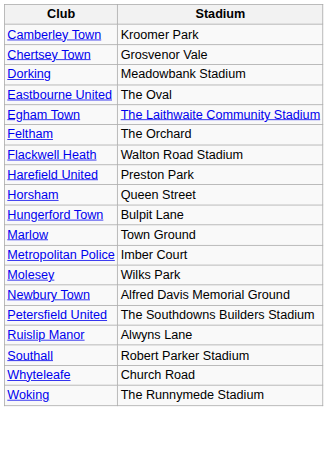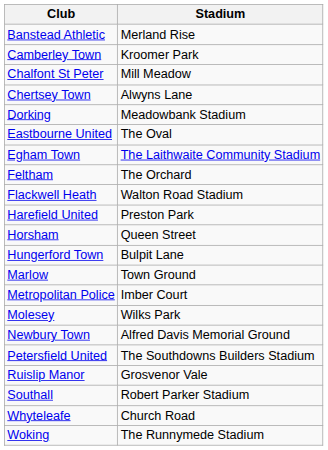+ row: (56, 34)
+ row: (55, 74)
(164, 54) Grosvenor Vale -> (156, 94) Alwyns Lane
(156, 335) Alwyns Lane -> (164, 375) Grosvenor Vale
